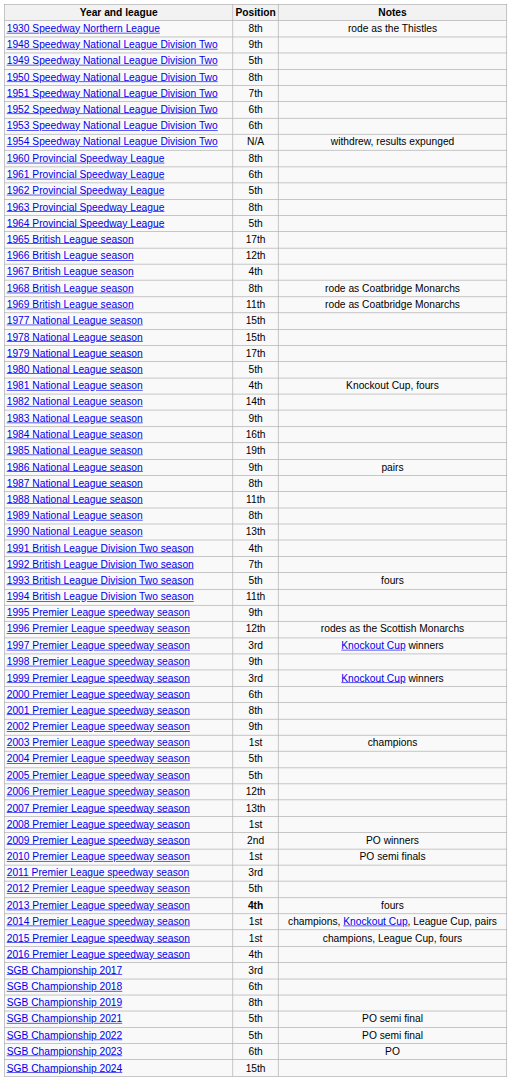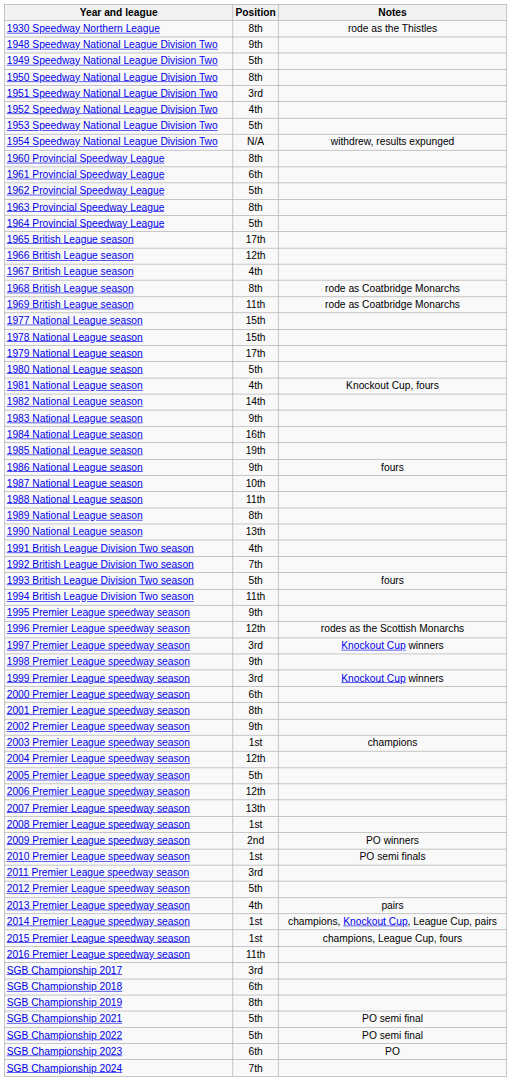(256, 93) 7th -> (256, 93) 3rd
(256, 110) 6th -> (256, 110) 4th
(256, 126) 6th -> (256, 126) 5th
(393, 467) pairs -> (393, 467) fours
(256, 483) 8th -> (256, 483) 10th
(256, 759) 5th -> (256, 759) 12th
(256, 905) bold -> (256, 905) normal
(393, 905) fours -> (393, 905) pairs
(256, 954) 4th -> (256, 954) 11th
(256, 1068) 15th -> (256, 1068) 7th
